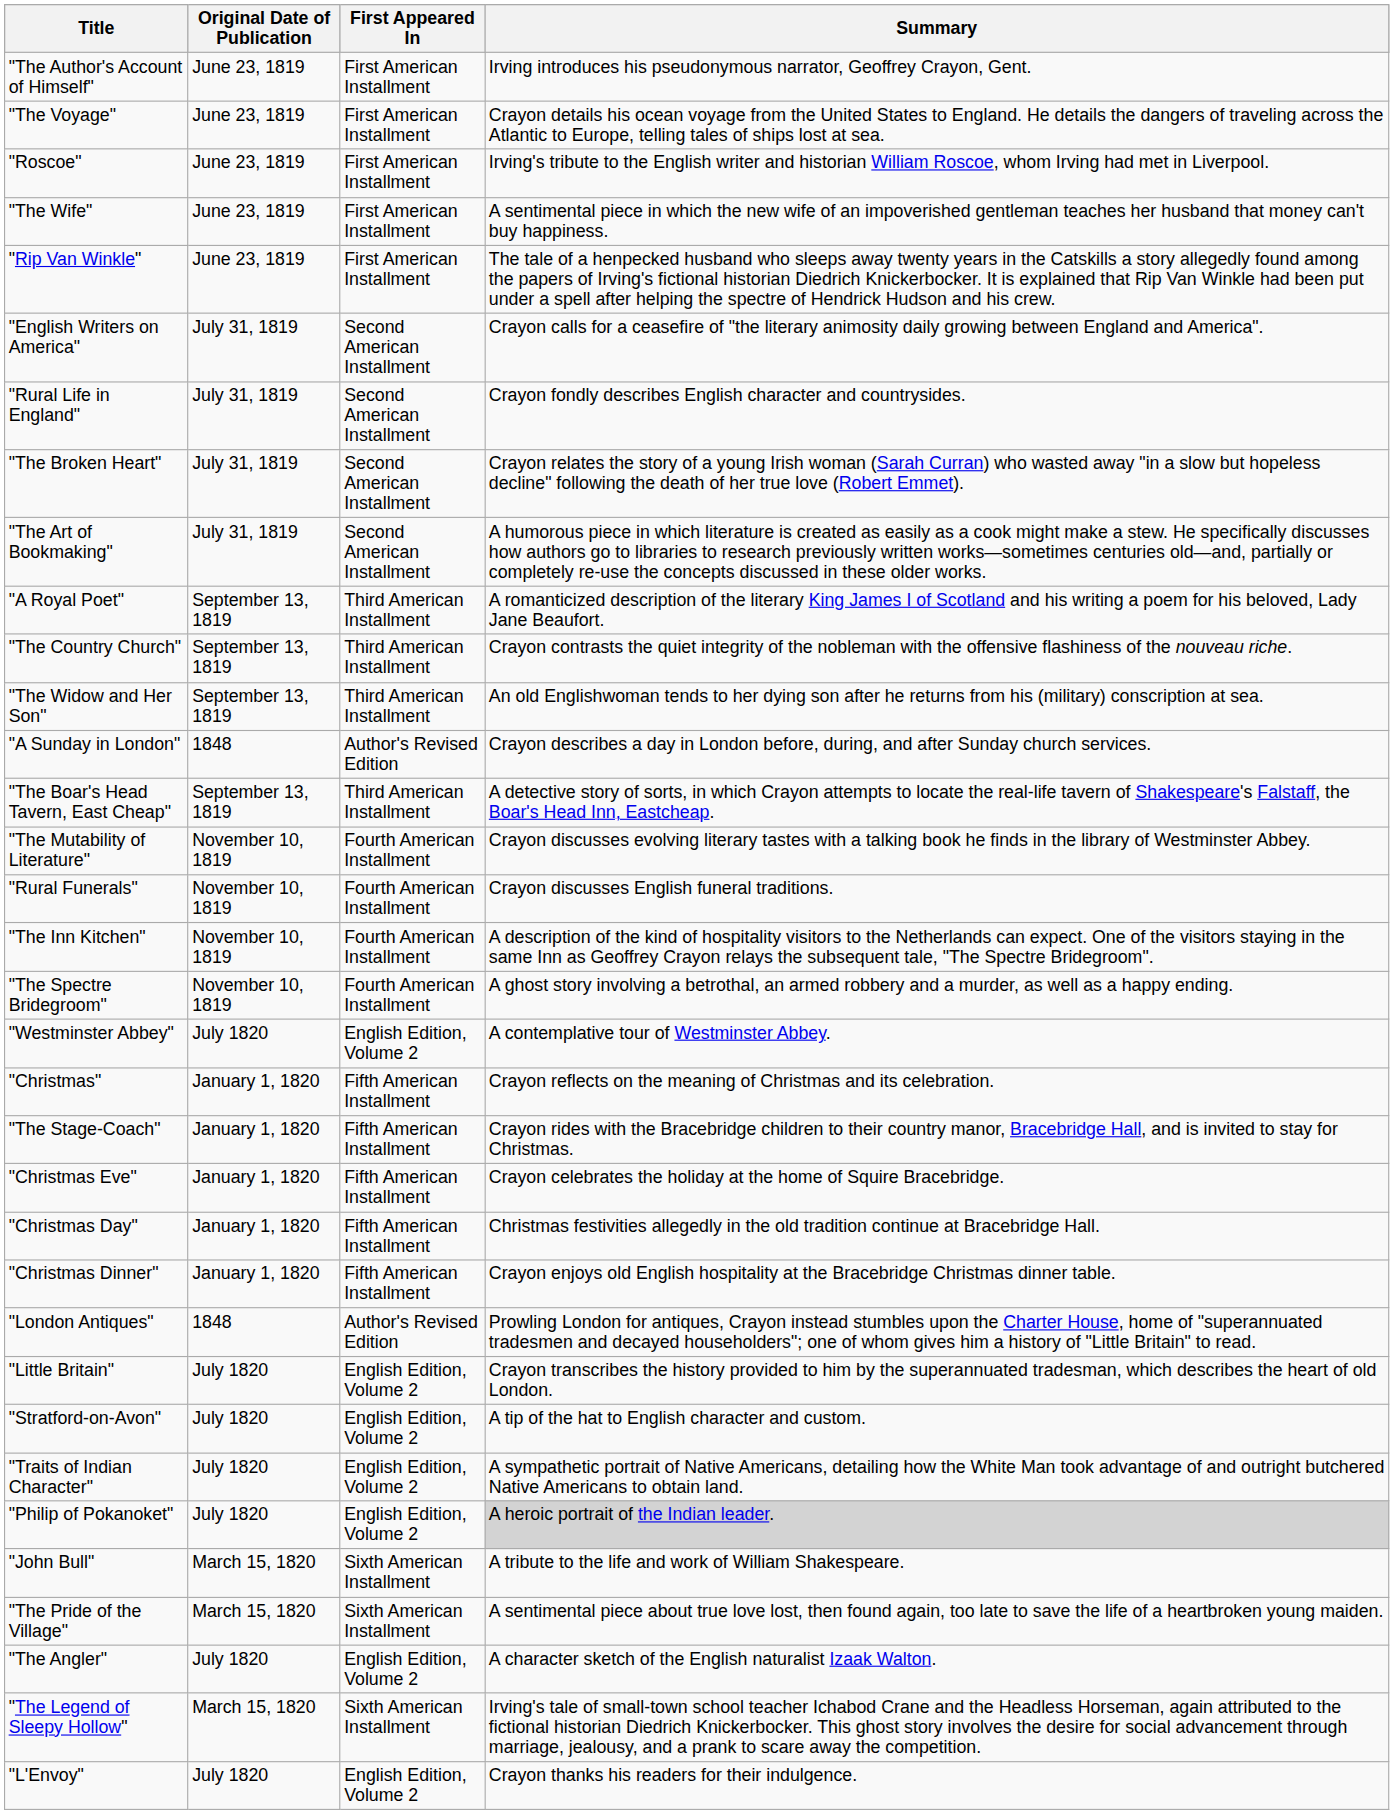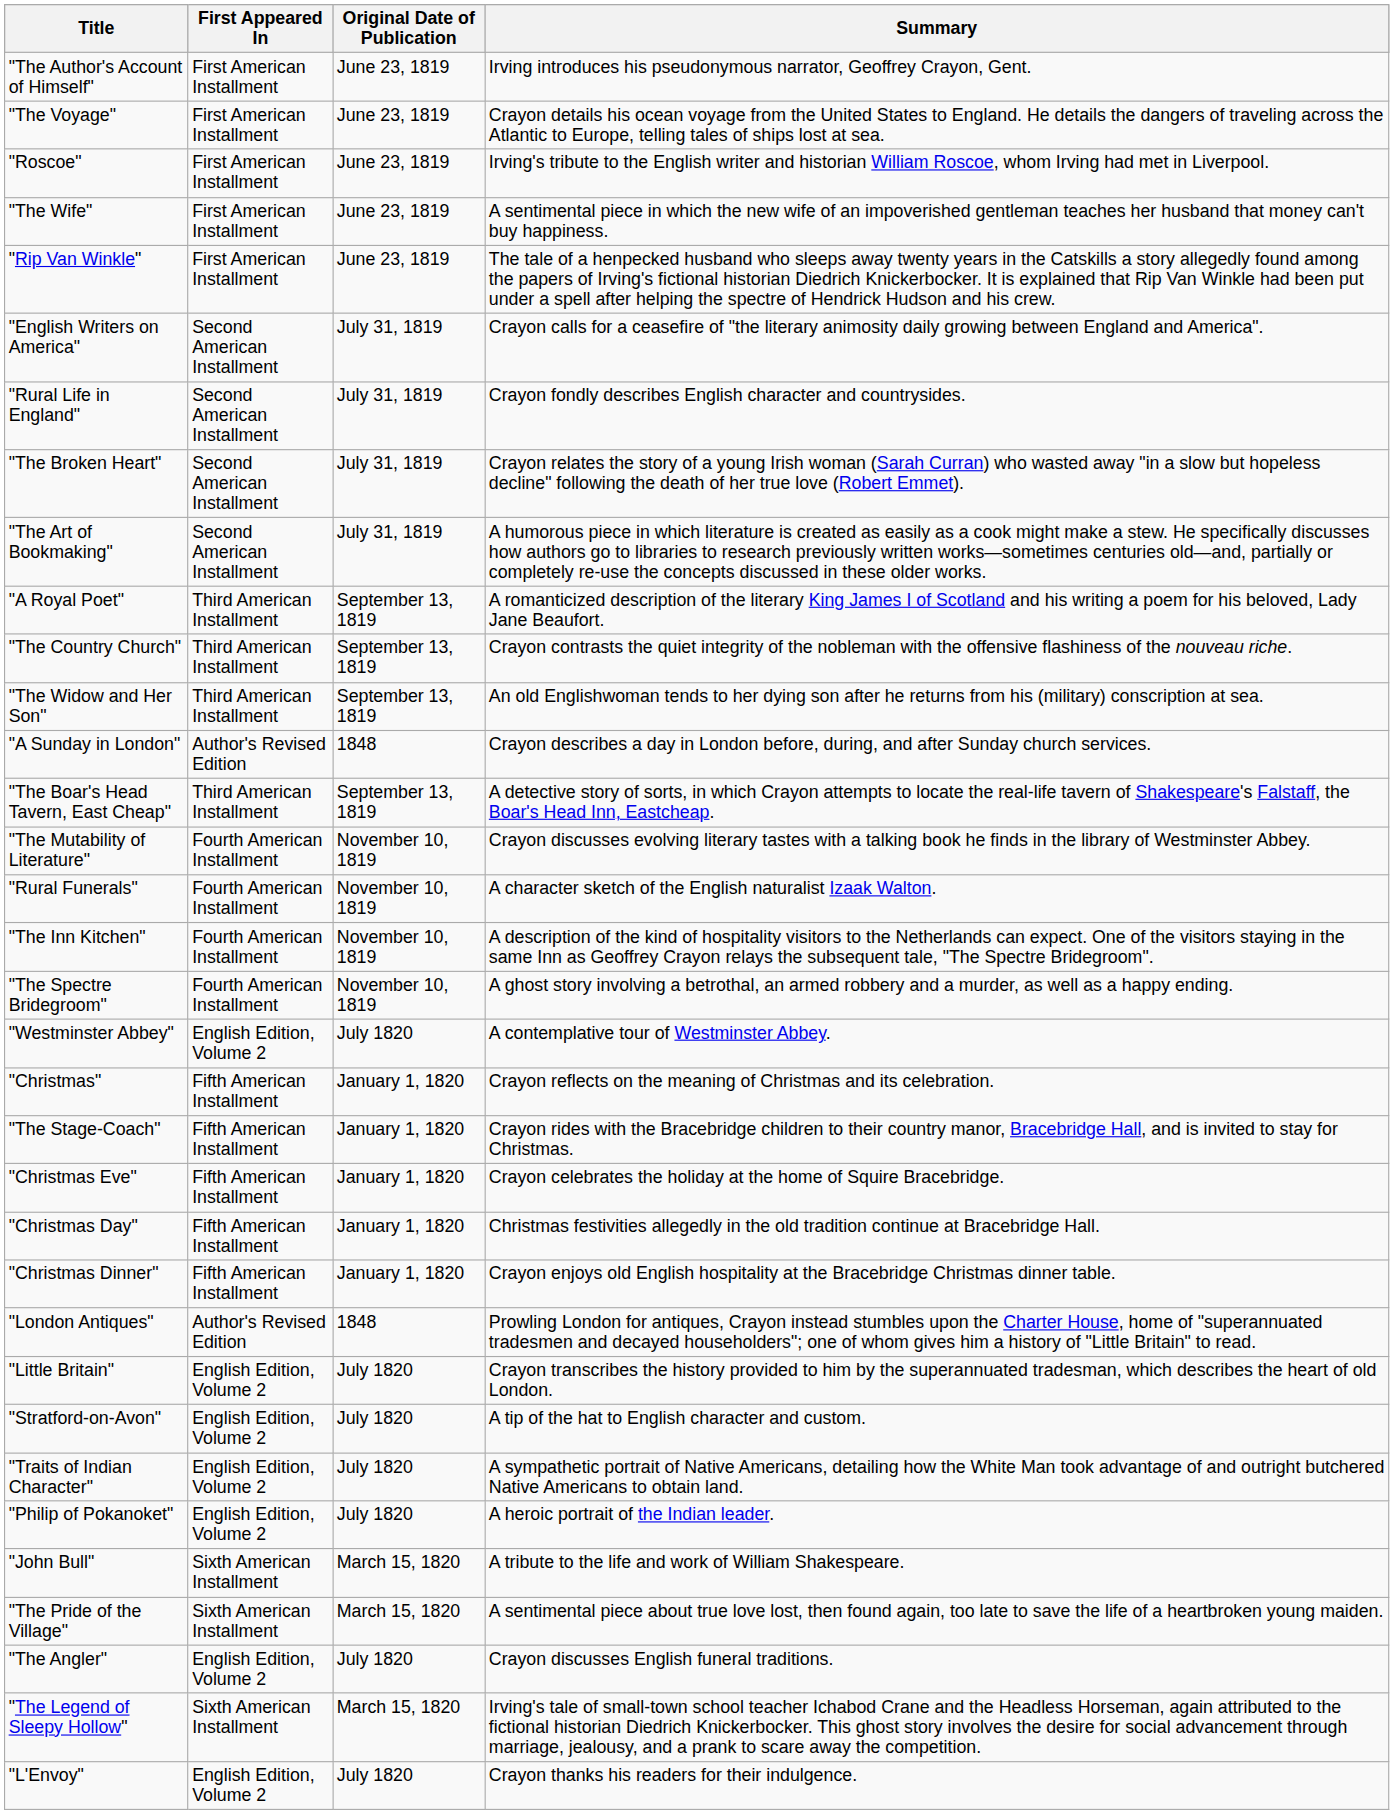columns swapped: (264, 29) <-> (412, 29)
(661, 888) Crayon discusses English funeral traditions. -> (713, 888) A character sketch of the English naturalist Izaak Walton.
(632, 1514) lightgrey background -> (632, 1514) no background
(713, 1659) A character sketch of the English naturalist Izaak Walton. -> (661, 1659) Crayon discusses English funeral traditions.
